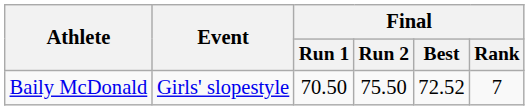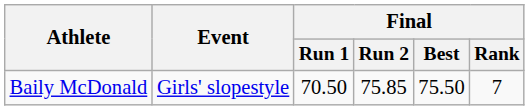(384, 87) 75.50 -> (384, 87) 75.85
(442, 87) 72.52 -> (442, 87) 75.50
